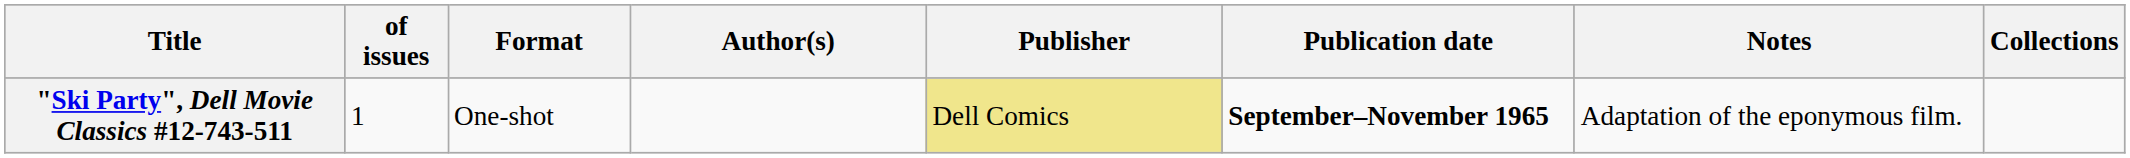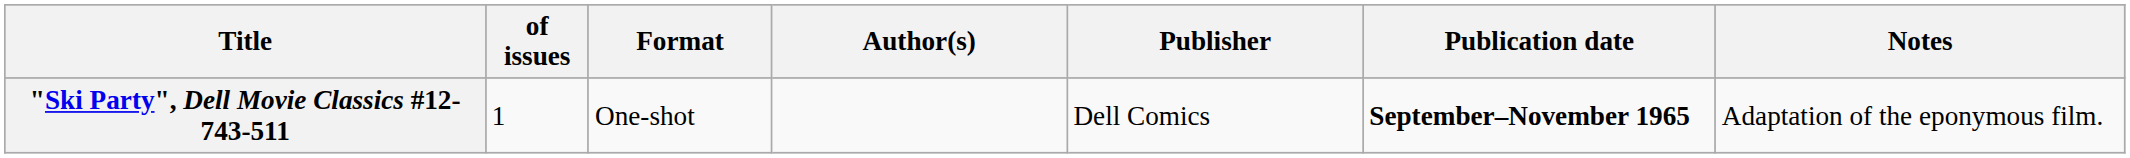- column: (2054, 41)
(1001, 115) khaki background -> (1142, 115) no background
